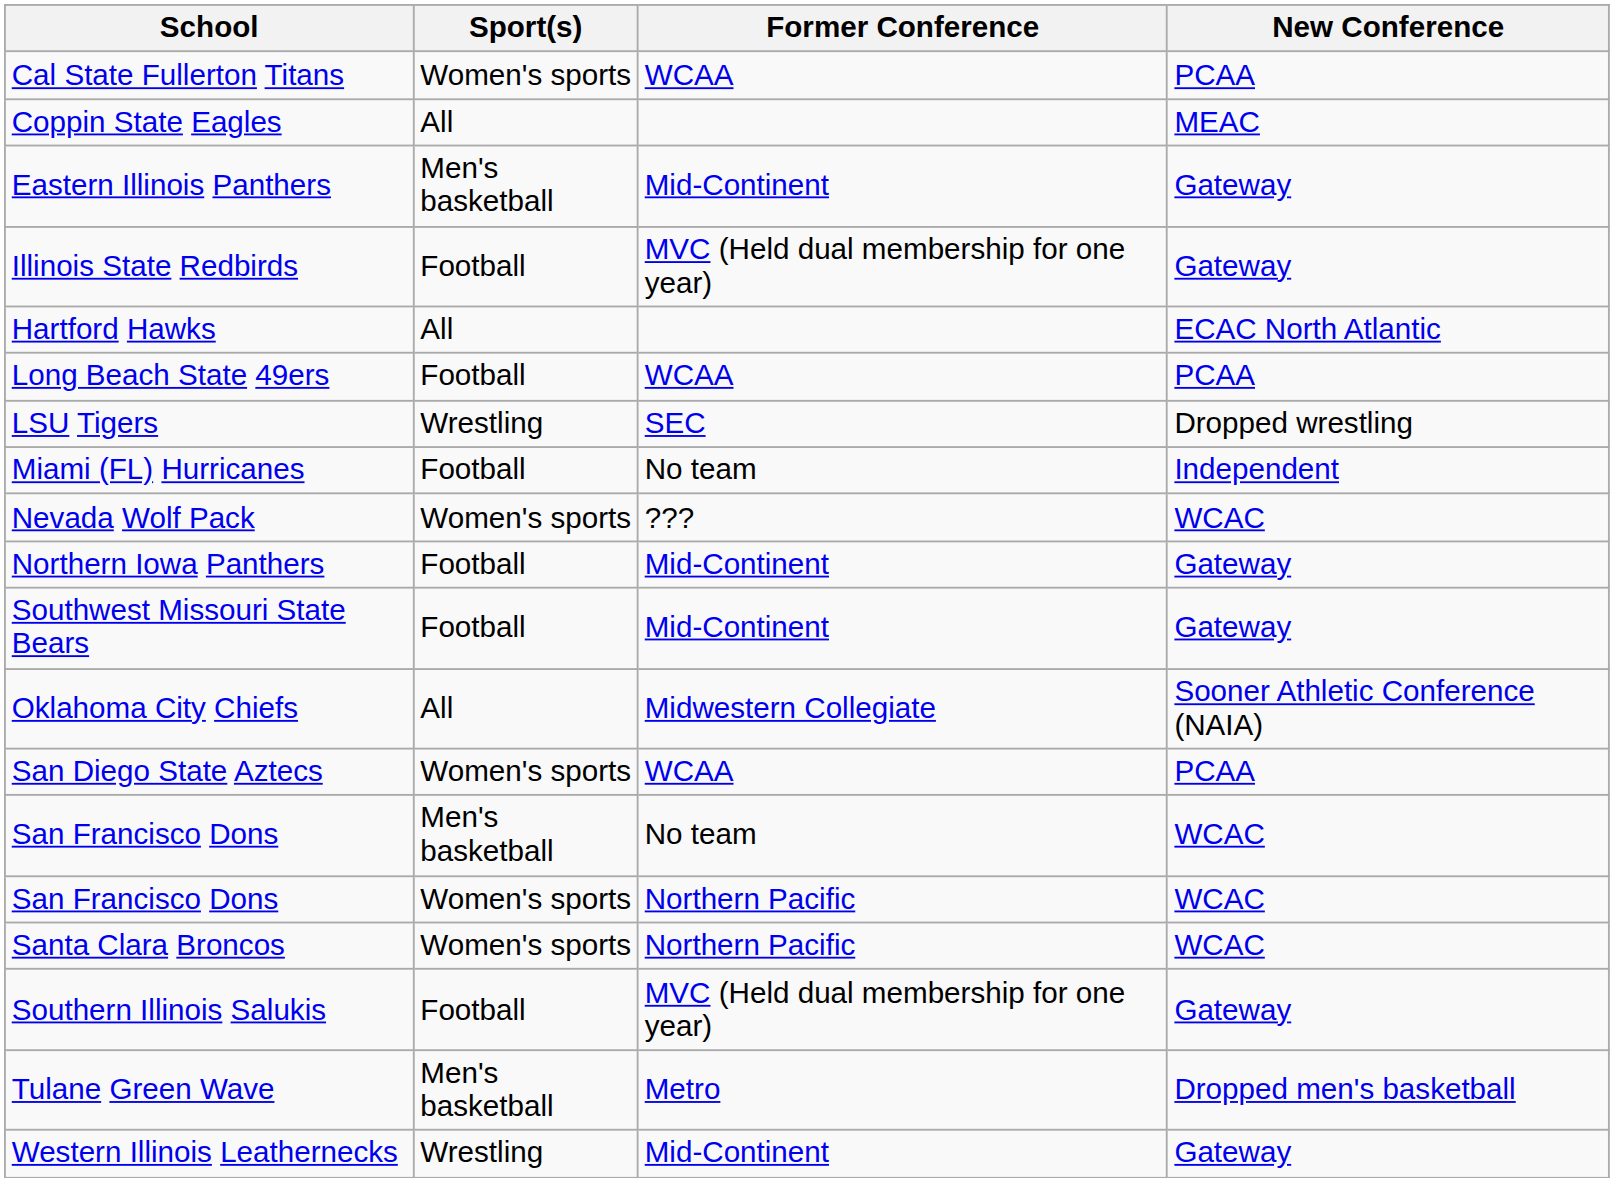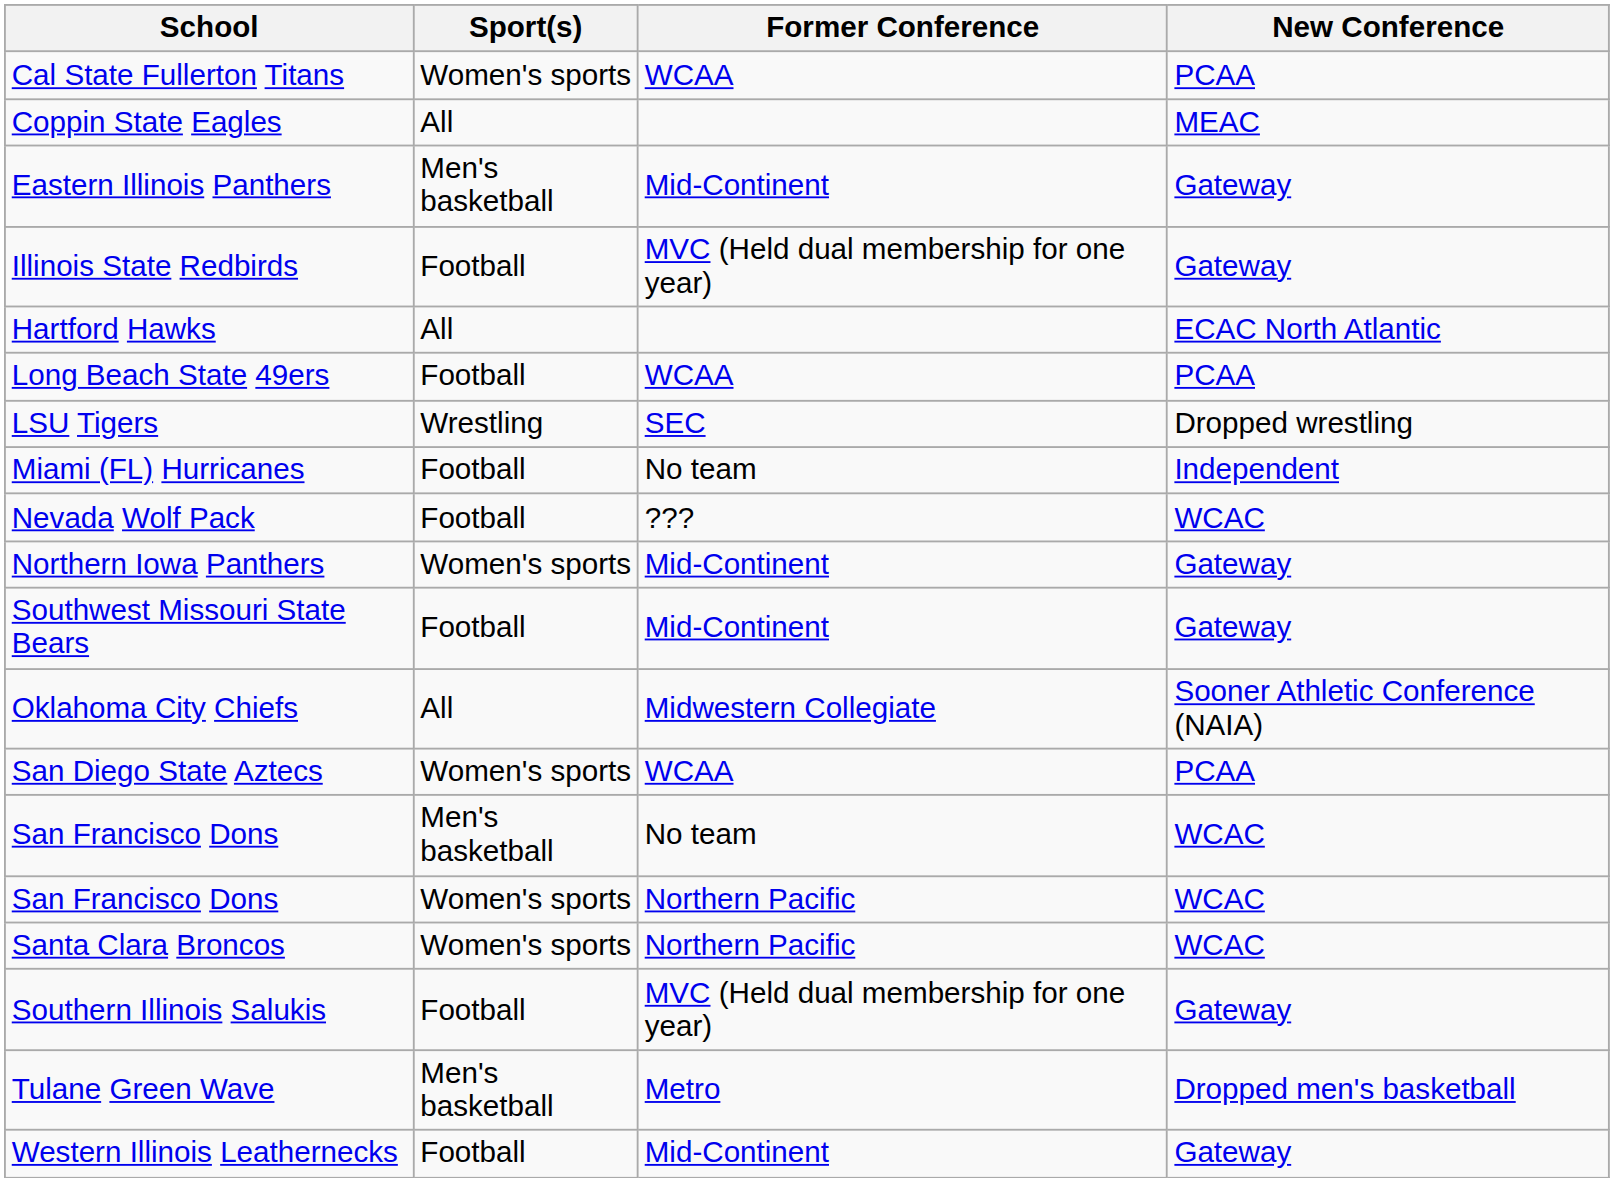(526, 517) Women's sports -> (473, 517) Football
(473, 564) Football -> (526, 564) Women's sports
(482, 1153) Wrestling -> (473, 1153) Football
